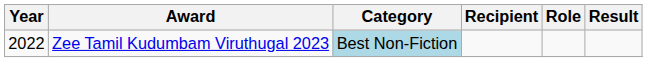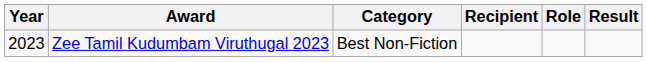(26, 43) 2022 -> (26, 43) 2023
(397, 43) lightblue background -> (397, 43) no background
